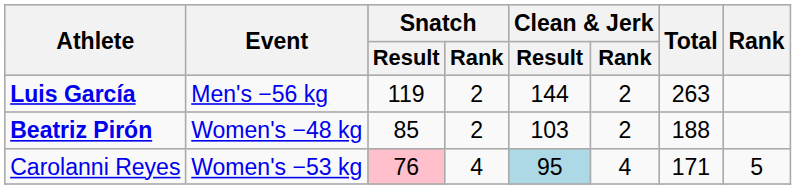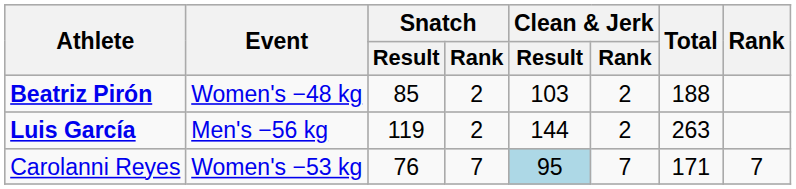rows swapped: (73, 94) <-> (81, 131)
(406, 167) pink background -> (406, 167) no background
(477, 167) 4 -> (477, 167) 7
(625, 167) 4 -> (625, 167) 7
(757, 167) 5 -> (757, 167) 7
